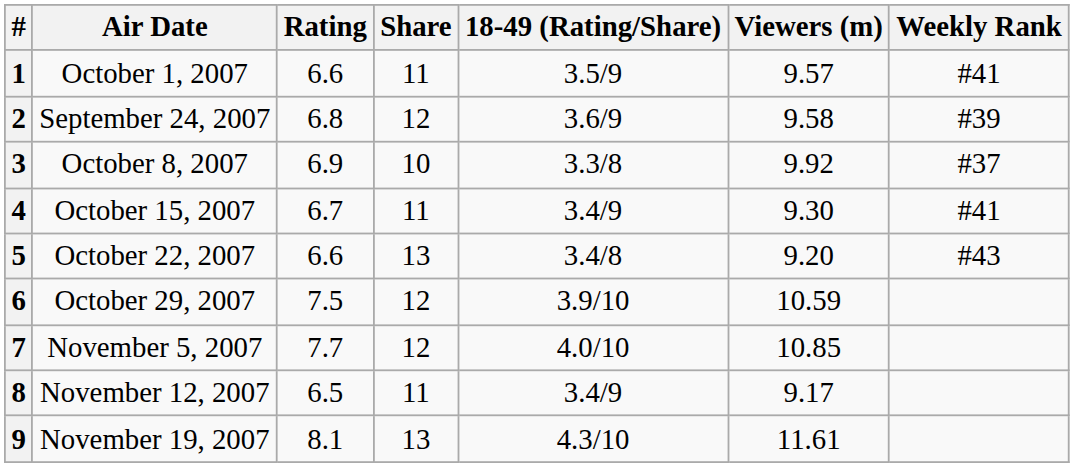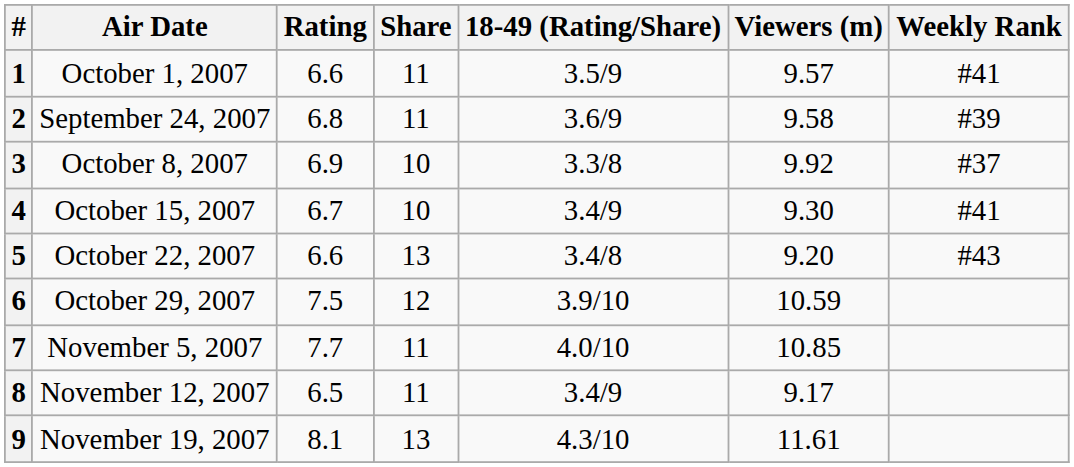(416, 118) 12 -> (416, 118) 11
(416, 210) 11 -> (416, 210) 10
(416, 347) 12 -> (416, 347) 11
